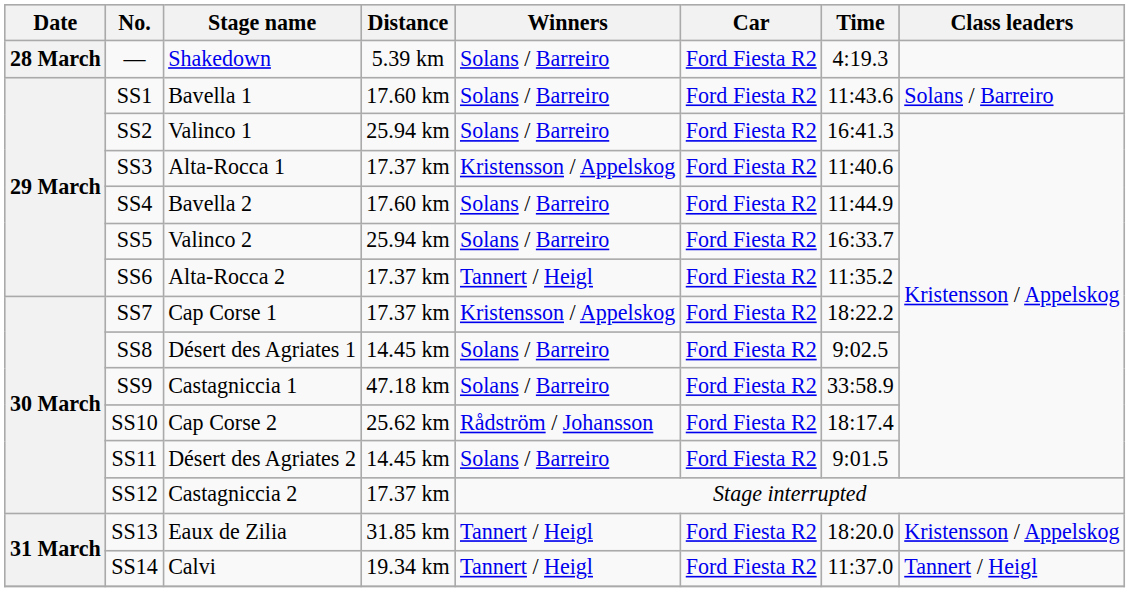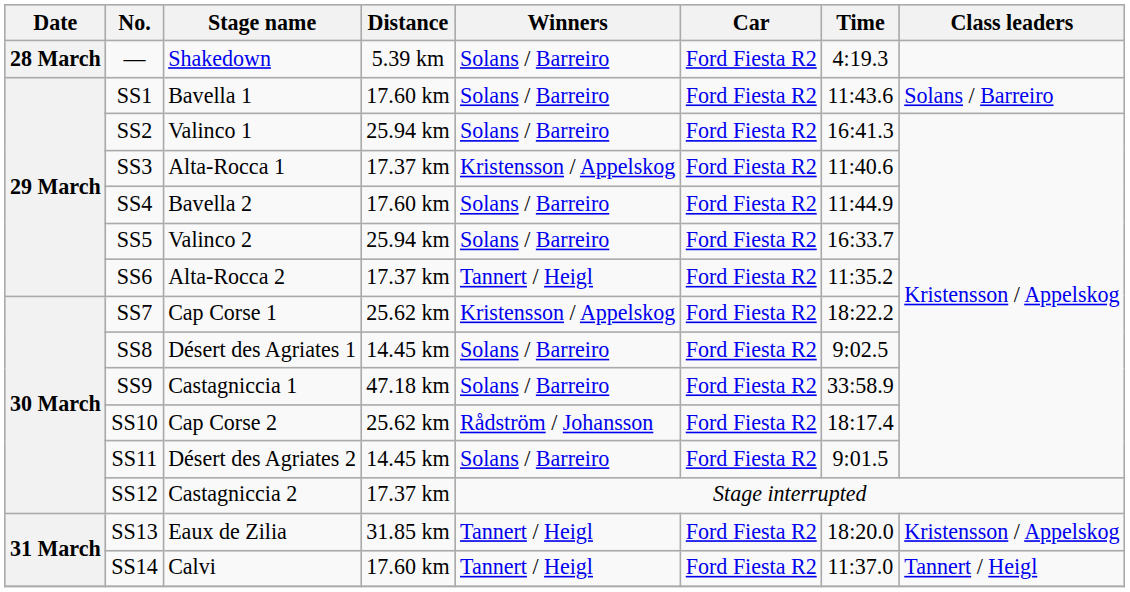(408, 313) 17.37 km -> (408, 313) 25.62 km
(408, 567) 19.34 km -> (408, 567) 17.60 km
